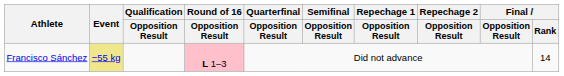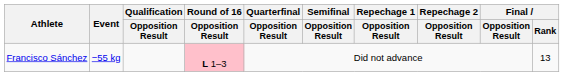(106, 58) khaki background -> (106, 58) no background
(545, 58) 14 -> (545, 58) 13
